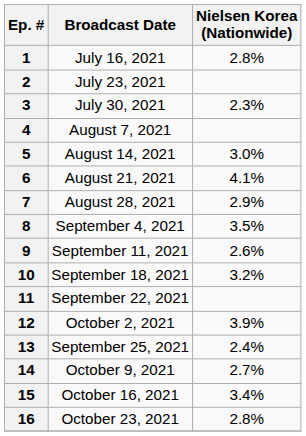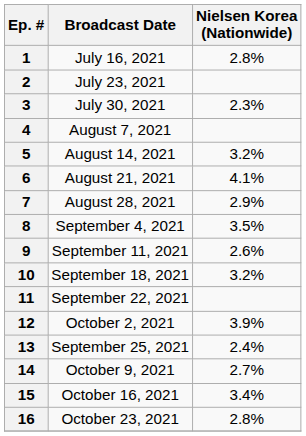(247, 154) 3.0% -> (247, 154) 3.2%
